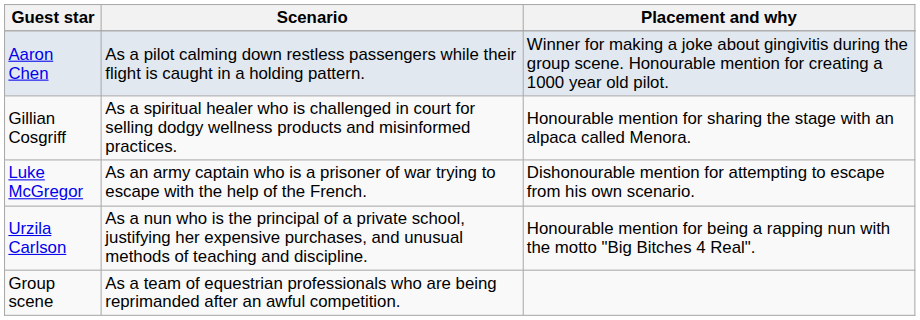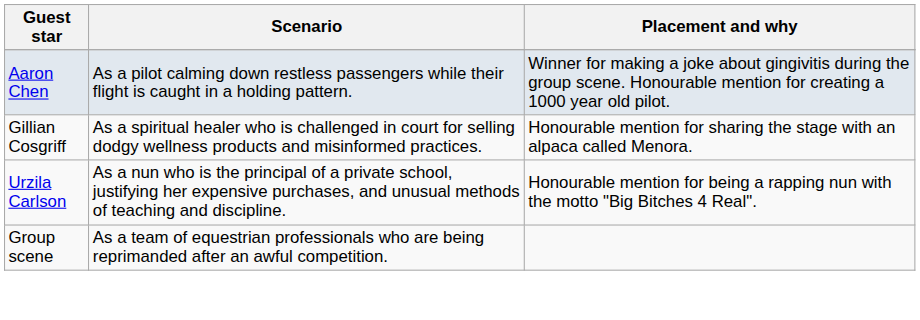- row: (46, 182)
